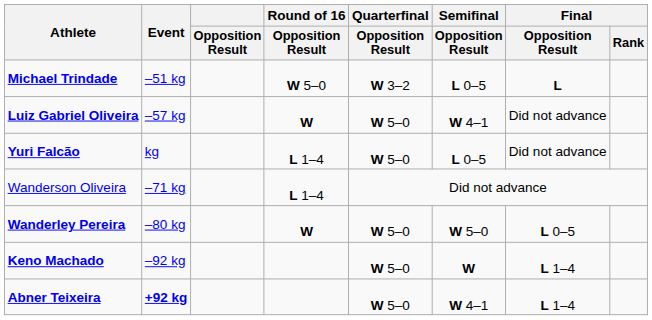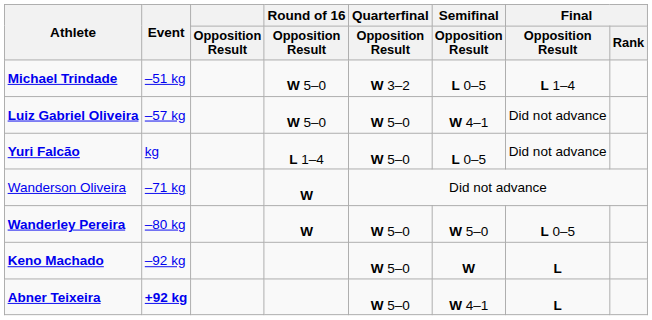(558, 86) L -> (558, 86) L 1–4
(307, 123) W -> (307, 123) W 5–0
(307, 196) L 1–4 -> (307, 196) W
(558, 268) L 1–4 -> (558, 268) L
(558, 305) L 1–4 -> (558, 305) L
